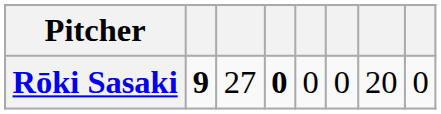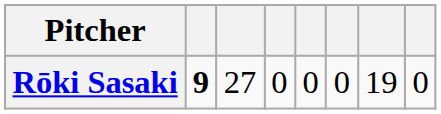(279, 81) bold -> (279, 81) normal
(381, 81) 20 -> (381, 81) 19
